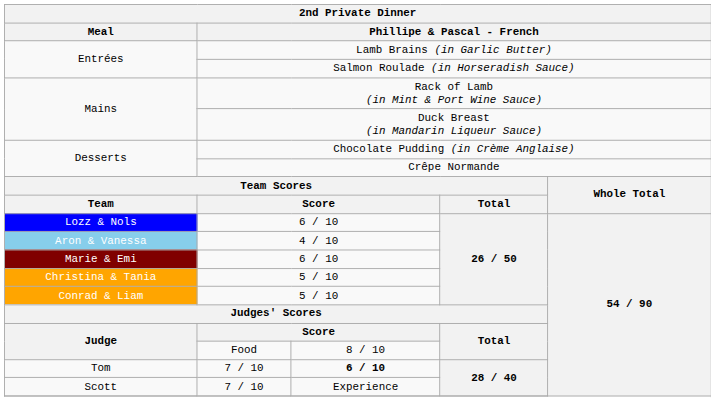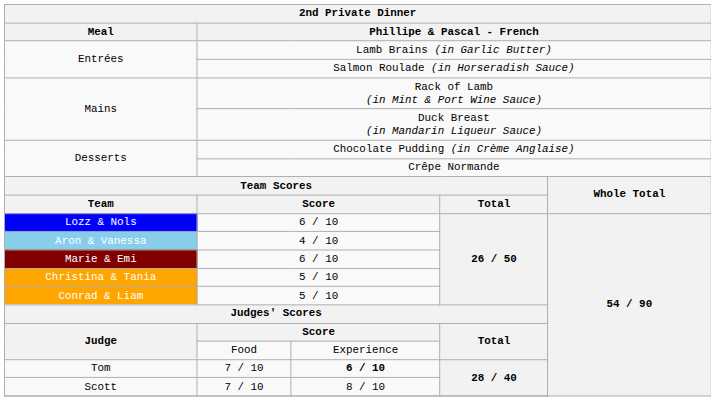(366, 350) 8 / 10 -> (366, 350) Experience
(366, 387) Experience -> (366, 387) 8 / 10
